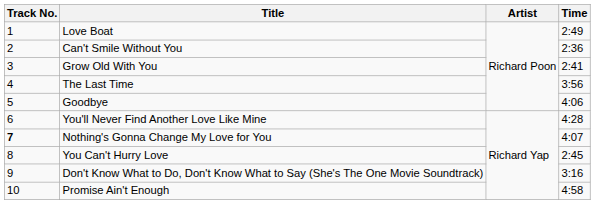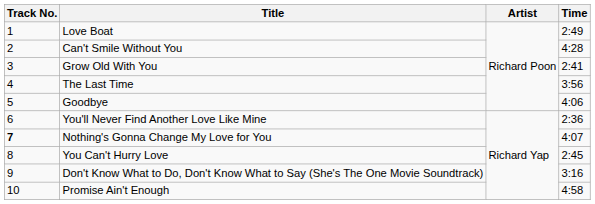(572, 48) 2:36 -> (572, 48) 4:28
(572, 119) 4:28 -> (572, 119) 2:36
